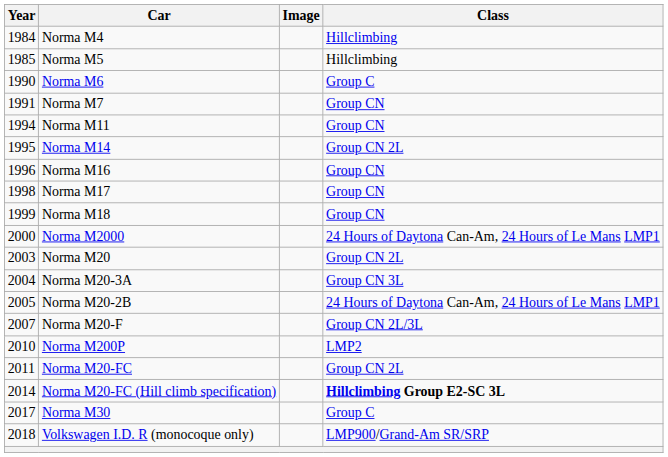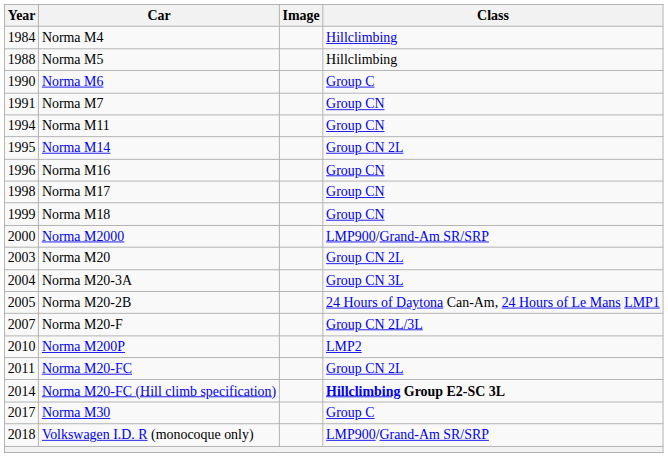(22, 59) 1985 -> (22, 59) 1988
(493, 236) 24 Hours of Daytona Can-Am, 24 Hours of Le Mans LMP1 -> (408, 236) LMP900/Grand-Am SR/SRP
